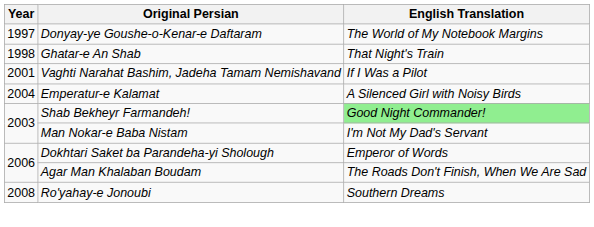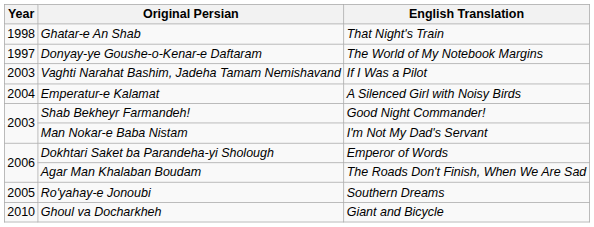rows swapped: (151, 34) <-> (91, 53)
(21, 73) 2001 -> (21, 73) 2003
(416, 113) lightgreen background -> (416, 113) no background
(21, 192) 2008 -> (21, 192) 2005
+ row: (101, 212)
